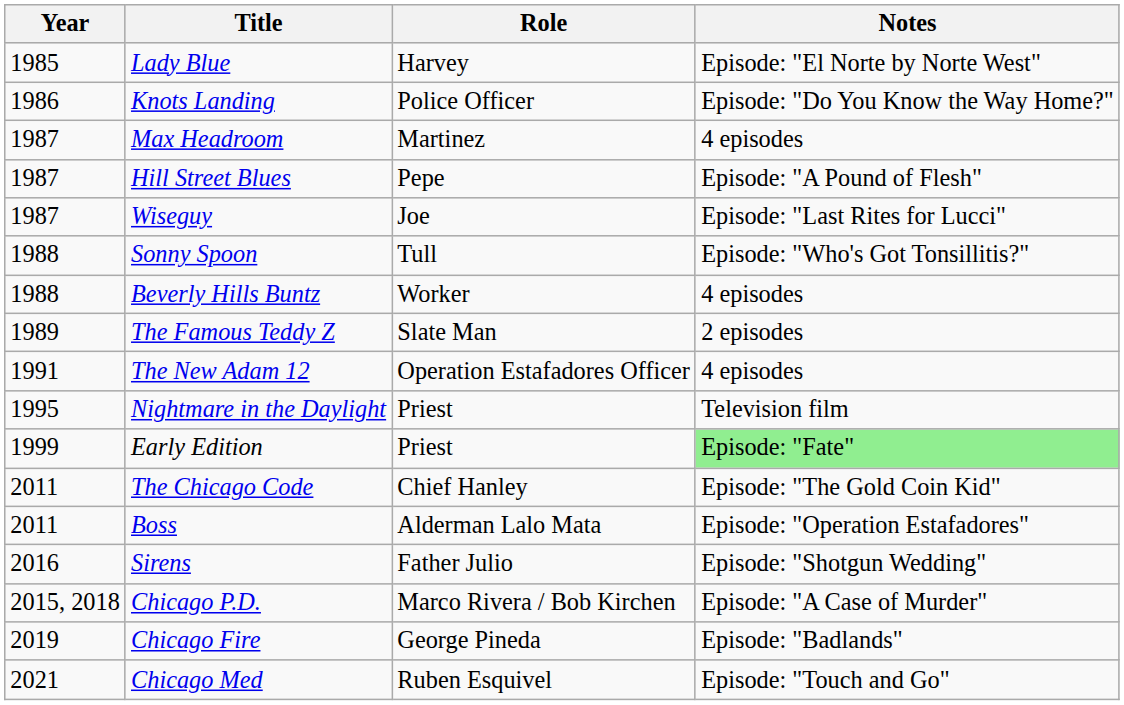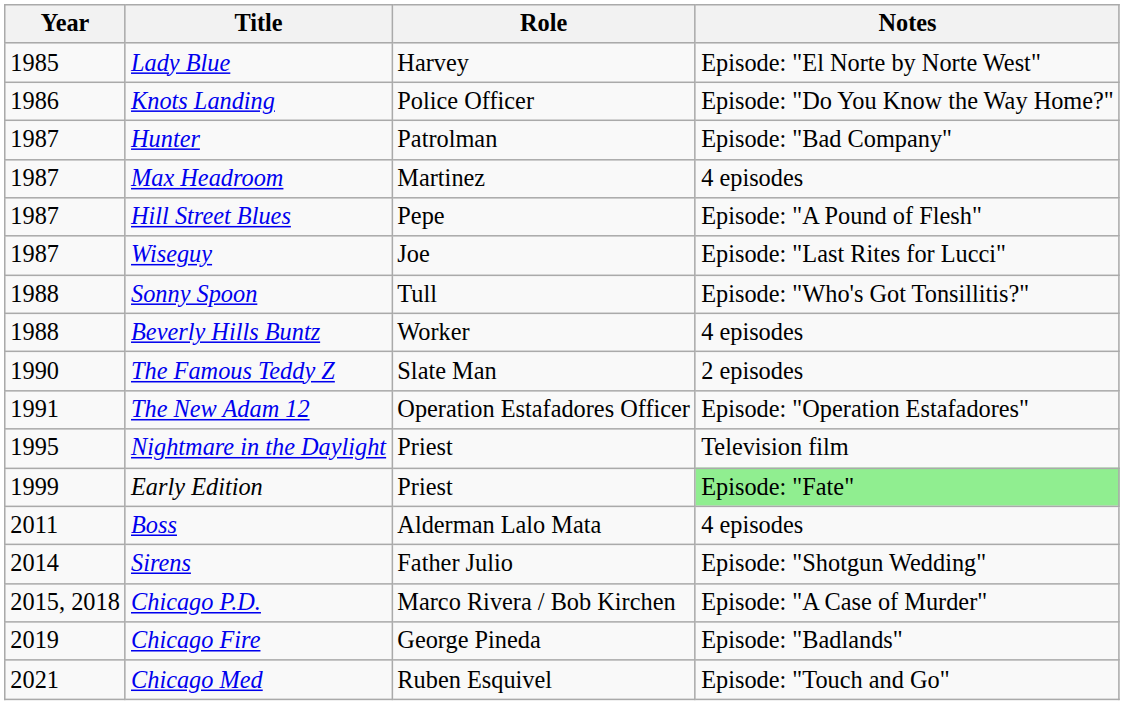+ row: (165, 139)
(35, 332) 1989 -> (35, 370) 1990
(752, 370) 4 episodes -> (865, 409) Episode: "Operation Estafadores"
- row: (222, 486)
(865, 525) Episode: "Operation Estafadores" -> (752, 525) 4 episodes
(35, 563) 2016 -> (35, 563) 2014
